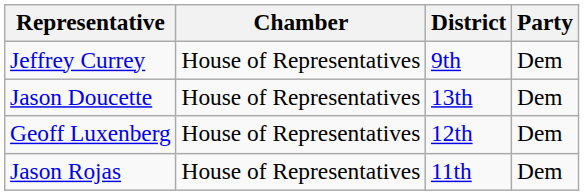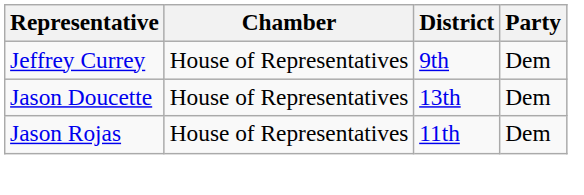- row: (90, 134)
